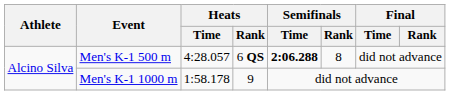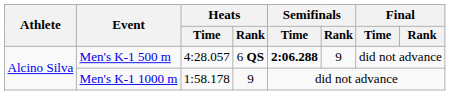(338, 57) 8 -> (338, 57) 9
